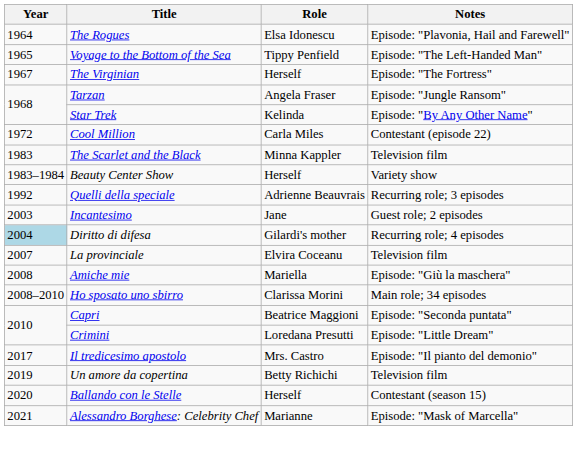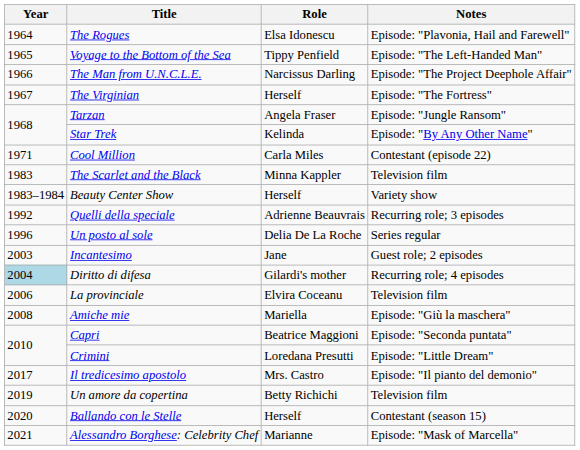+ row: (136, 74)
(20, 134) 1972 -> (20, 154) 1971
+ row: (111, 235)
(20, 255) 2007 -> (20, 295) 2006
- row: (126, 295)
